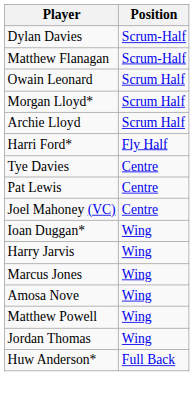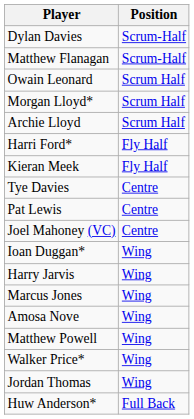+ row: (43, 166)
+ row: (46, 360)
